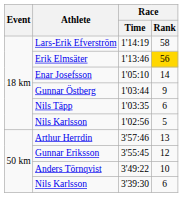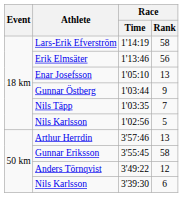(165, 59) gold background -> (165, 59) no background
(165, 75) 14 -> (165, 75) 13
(165, 106) 6 -> (165, 106) 7
(165, 153) 12 -> (165, 153) 58
(165, 169) 10 -> (165, 169) 12
